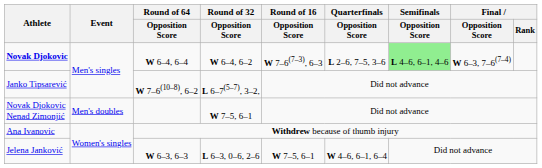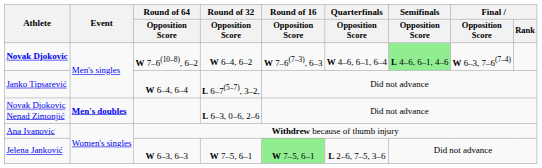(167, 62) W 6–4, 6–4 -> (167, 62) W 7–6(10–8), 6–2
(357, 62) L 2–6, 7–5, 3–6 -> (357, 62) W 4–6, 6–1, 6–4
(167, 90) W 7–6(10–8), 6–2 -> (167, 90) W 6–4, 6–4
(98, 111) normal -> (99, 111) bold
(231, 116) W 7–5, 6–1 -> (231, 116) L 6–3, 0–6, 2–6
(231, 156) L 6–3, 0–6, 2–6 -> (231, 156) W 7–5, 6–1
(293, 156) no background -> (293, 156) lightgreen background
(357, 156) W 4–6, 6–1, 6–4 -> (357, 156) L 2–6, 7–5, 3–6
